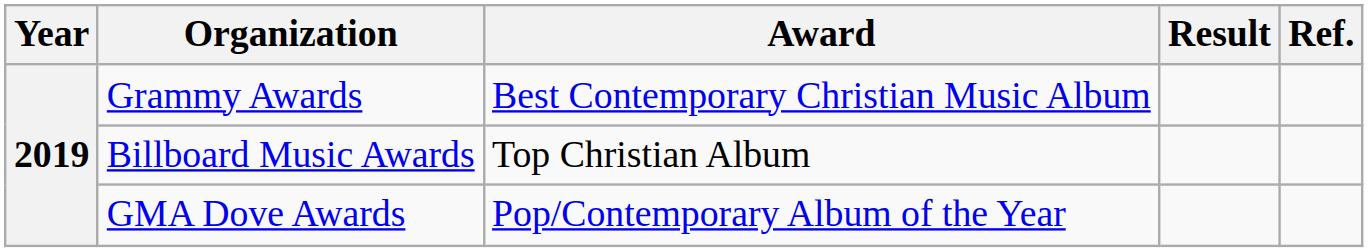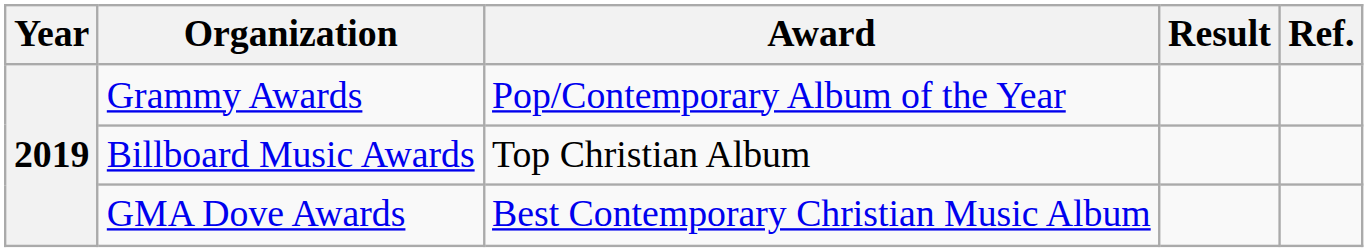(821, 94) Best Contemporary Christian Music Album -> (779, 94) Pop/Contemporary Album of the Year
(779, 214) Pop/Contemporary Album of the Year -> (821, 214) Best Contemporary Christian Music Album
